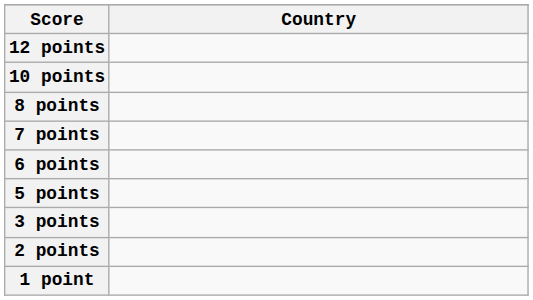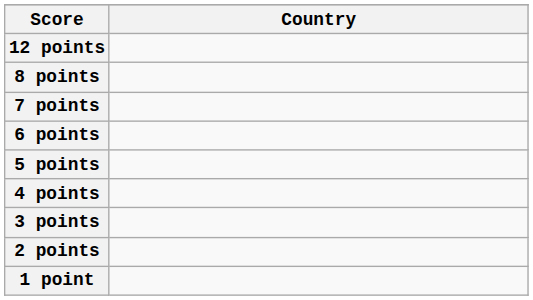- row: (57, 77)
+ row: (57, 193)
